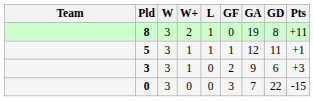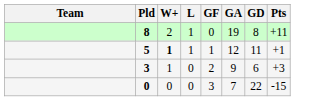- column: (167, 13)
(189, 50) normal -> (169, 50) bold
